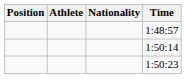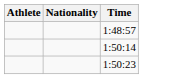- column: (26, 13)
